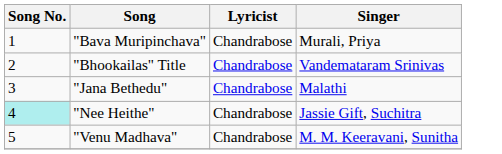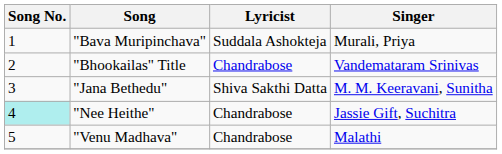(253, 40) Chandrabose -> (270, 40) Suddala Ashokteja
(253, 88) Chandrabose -> (270, 88) Shiva Sakthi Datta
(323, 88) Malathi -> (413, 88) M. M. Keeravani, Sunitha
(379, 137) M. M. Keeravani, Sunitha -> (358, 137) Malathi
